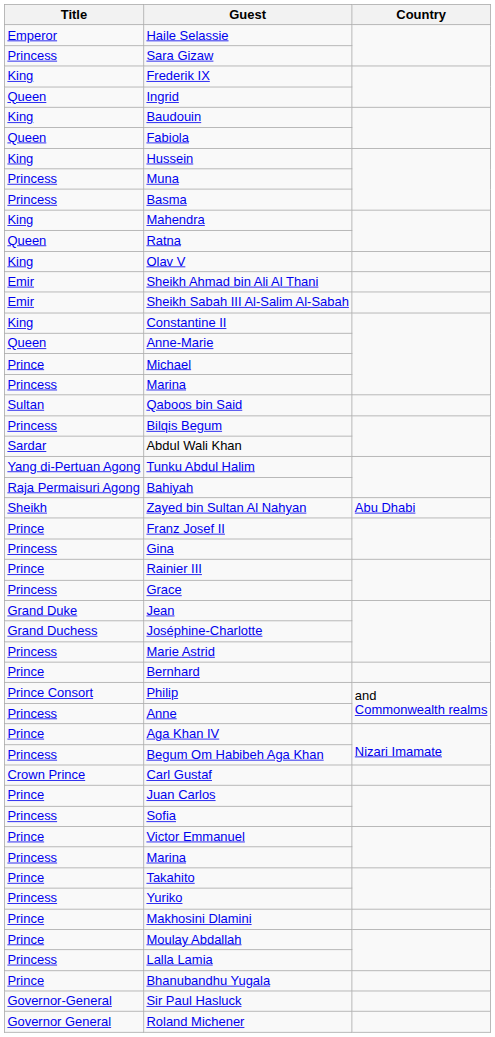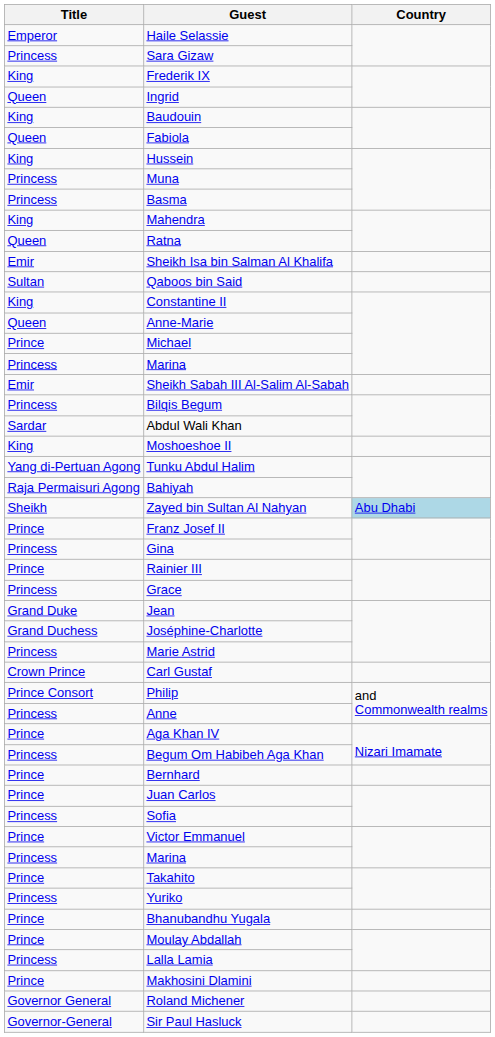- row: (20, 261)
+ row: (21, 261)
- row: (21, 281)
rows swapped: (21, 302) <-> (26, 405)
+ row: (20, 446)
(385, 508) no background -> (385, 508) lightblue background
rows swapped: (26, 672) <-> (46, 775)
rows swapped: (26, 980) <-> (26, 919)
rows swapped: (59, 1021) <-> (60, 1001)
